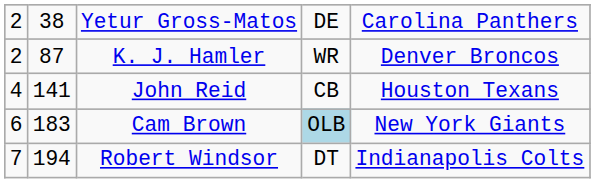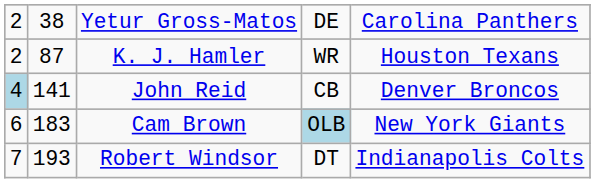(470, 57) Denver Broncos -> (470, 57) Houston Texans
(16, 91) no background -> (16, 91) lightblue background
(470, 91) Houston Texans -> (470, 91) Denver Broncos
(52, 160) 194 -> (52, 160) 193
